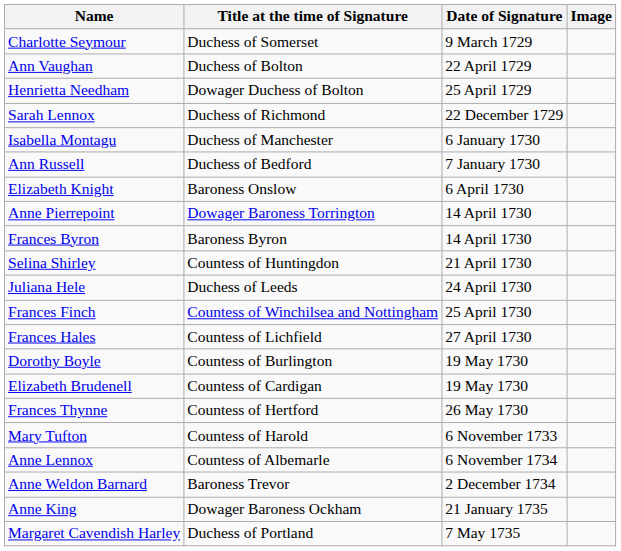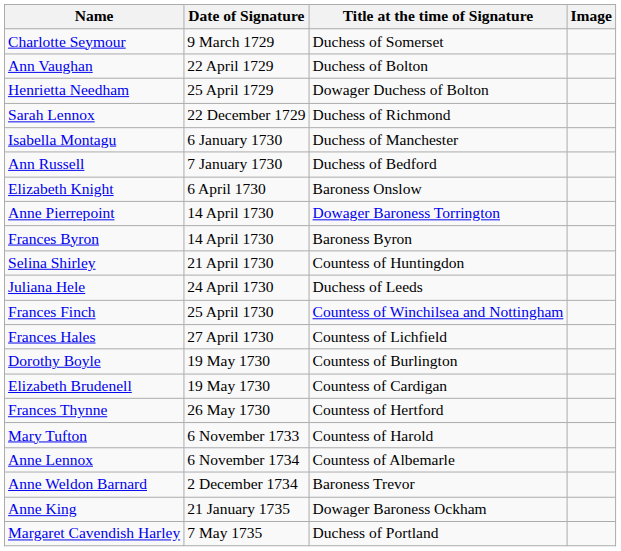columns swapped: (313, 16) <-> (504, 16)
